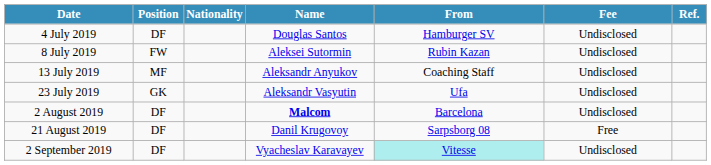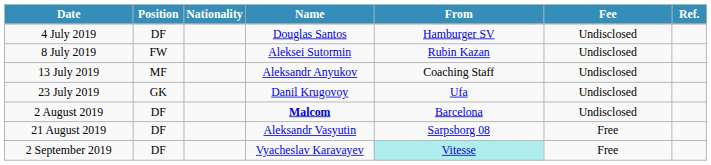(310, 92) Aleksandr Vasyutin -> (310, 92) Danil Krugovoy
(310, 131) Danil Krugovoy -> (310, 131) Aleksandr Vasyutin
(608, 150) Undisclosed -> (608, 150) Free
